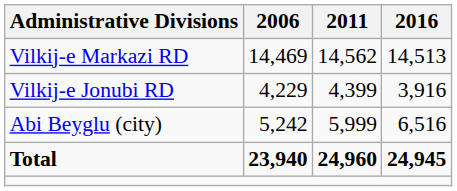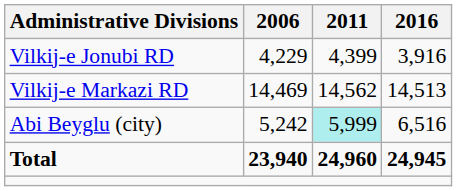rows swapped: (92, 90) <-> (99, 55)
(353, 124) no background -> (353, 124) paleturquoise background
